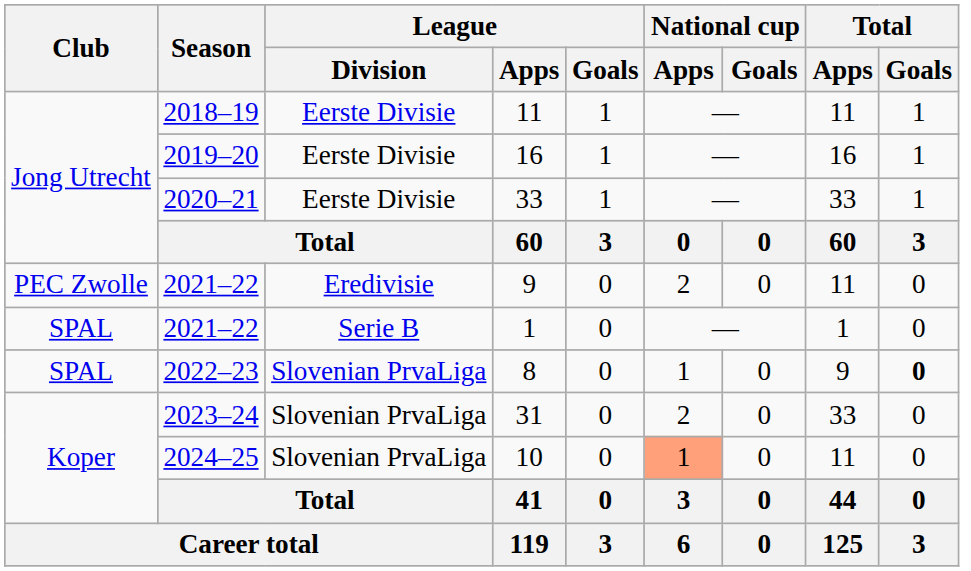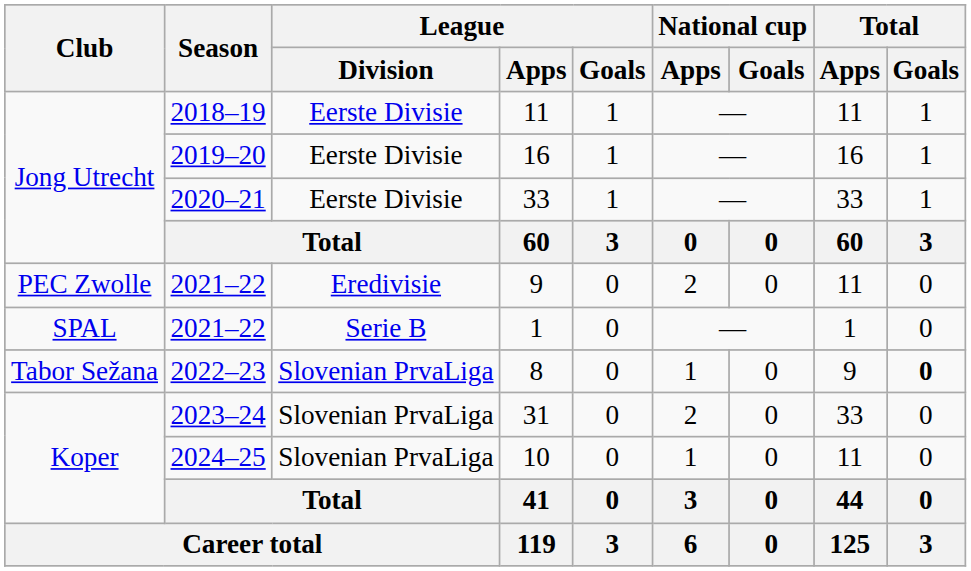(81, 371) SPAL -> (85, 371) Tabor Sežana
(684, 457) lightsalmon background -> (691, 457) no background
